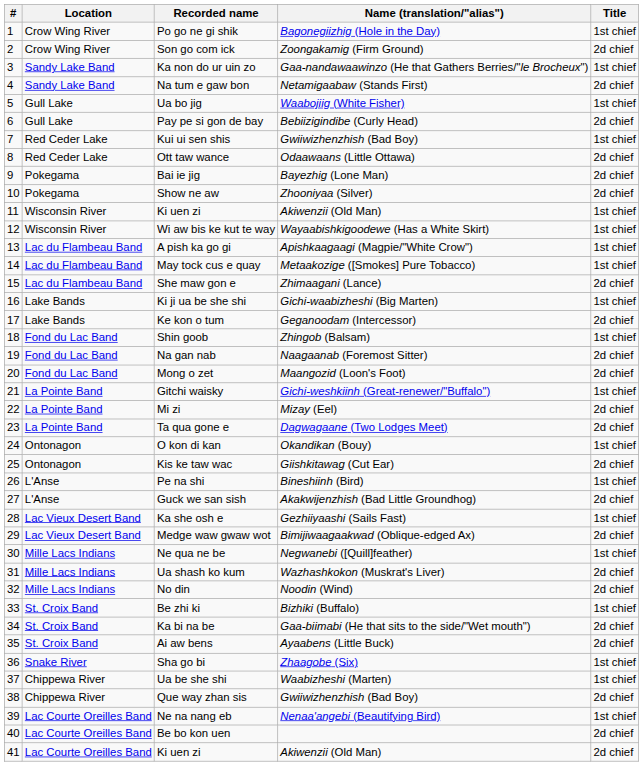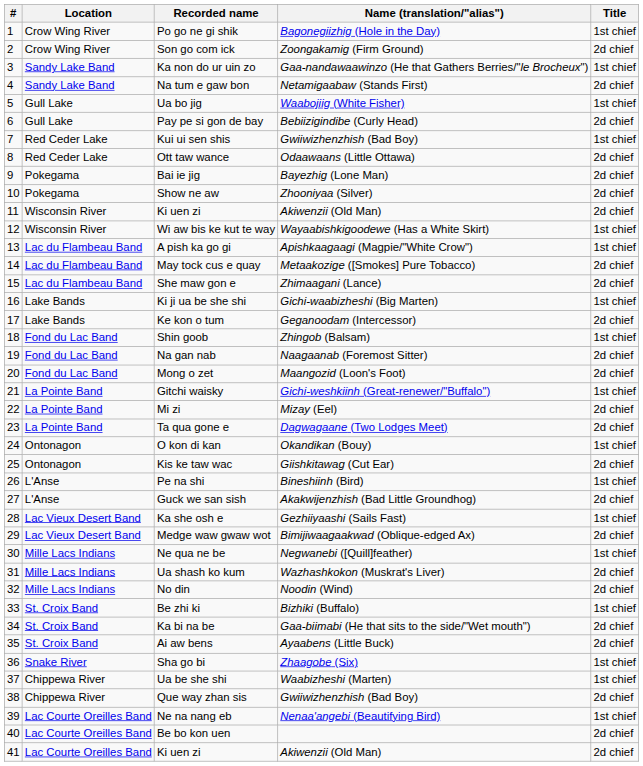(615, 211) 1st chief -> (613, 211) 2d chief
(615, 265) 1st chief -> (613, 265) 2d chief
